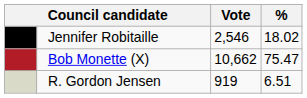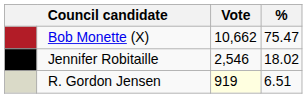rows swapped: (95, 59) <-> (99, 37)
(226, 81) no background -> (226, 81) lightyellow background
